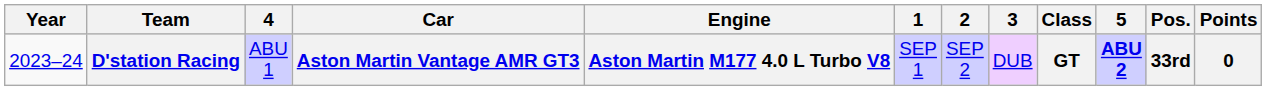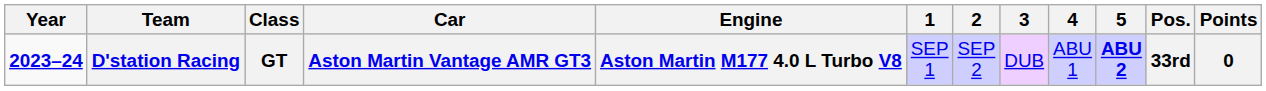columns swapped: (1067, 19) <-> (268, 19)
(46, 59) normal -> (46, 59) bold
